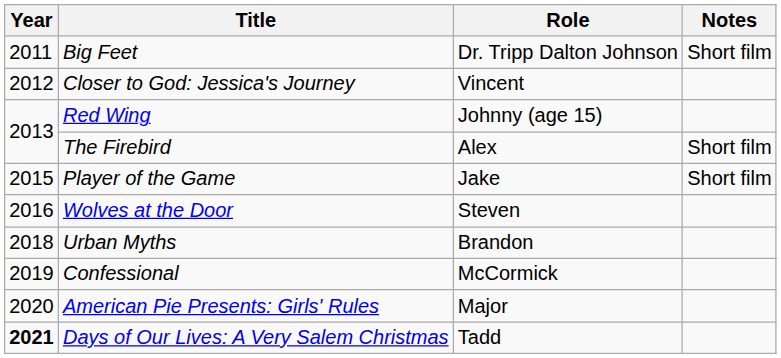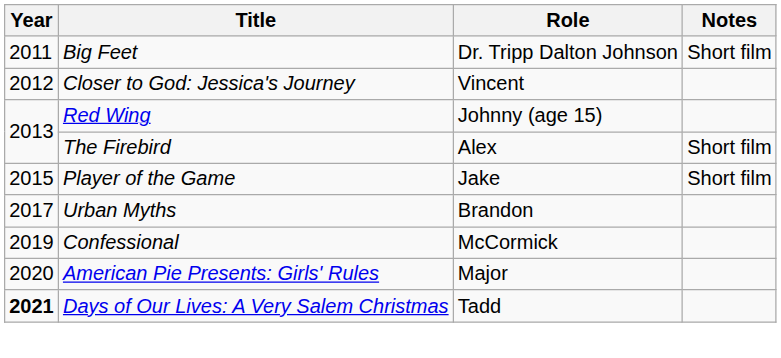- row: (148, 210)
(31, 242) 2018 -> (31, 210) 2017
